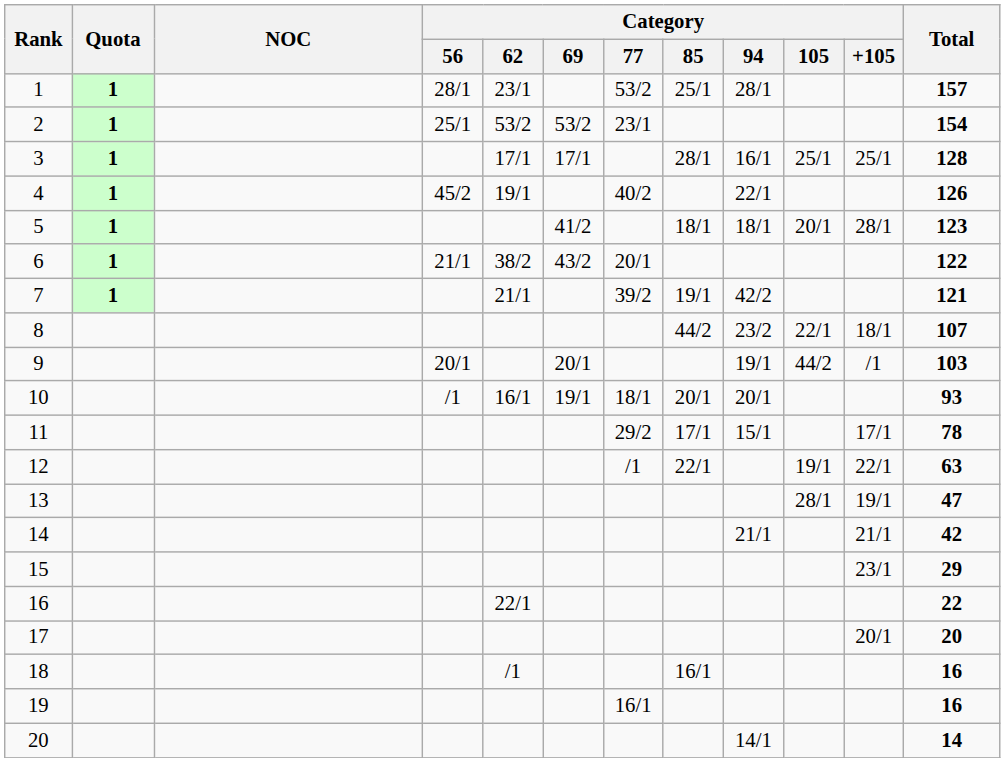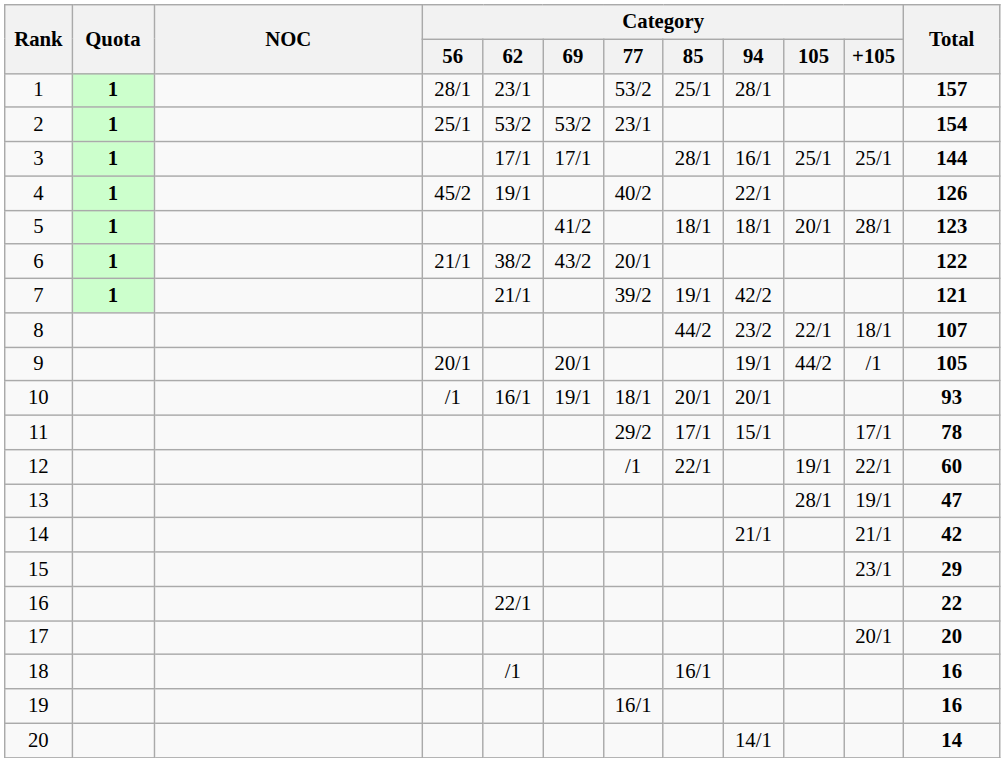(952, 158) 128 -> (952, 158) 144
(952, 363) 103 -> (952, 363) 105
(952, 466) 63 -> (952, 466) 60
